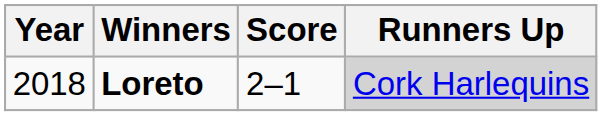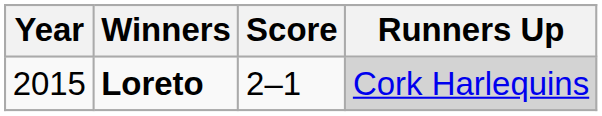(49, 82) 2018 -> (49, 82) 2015
